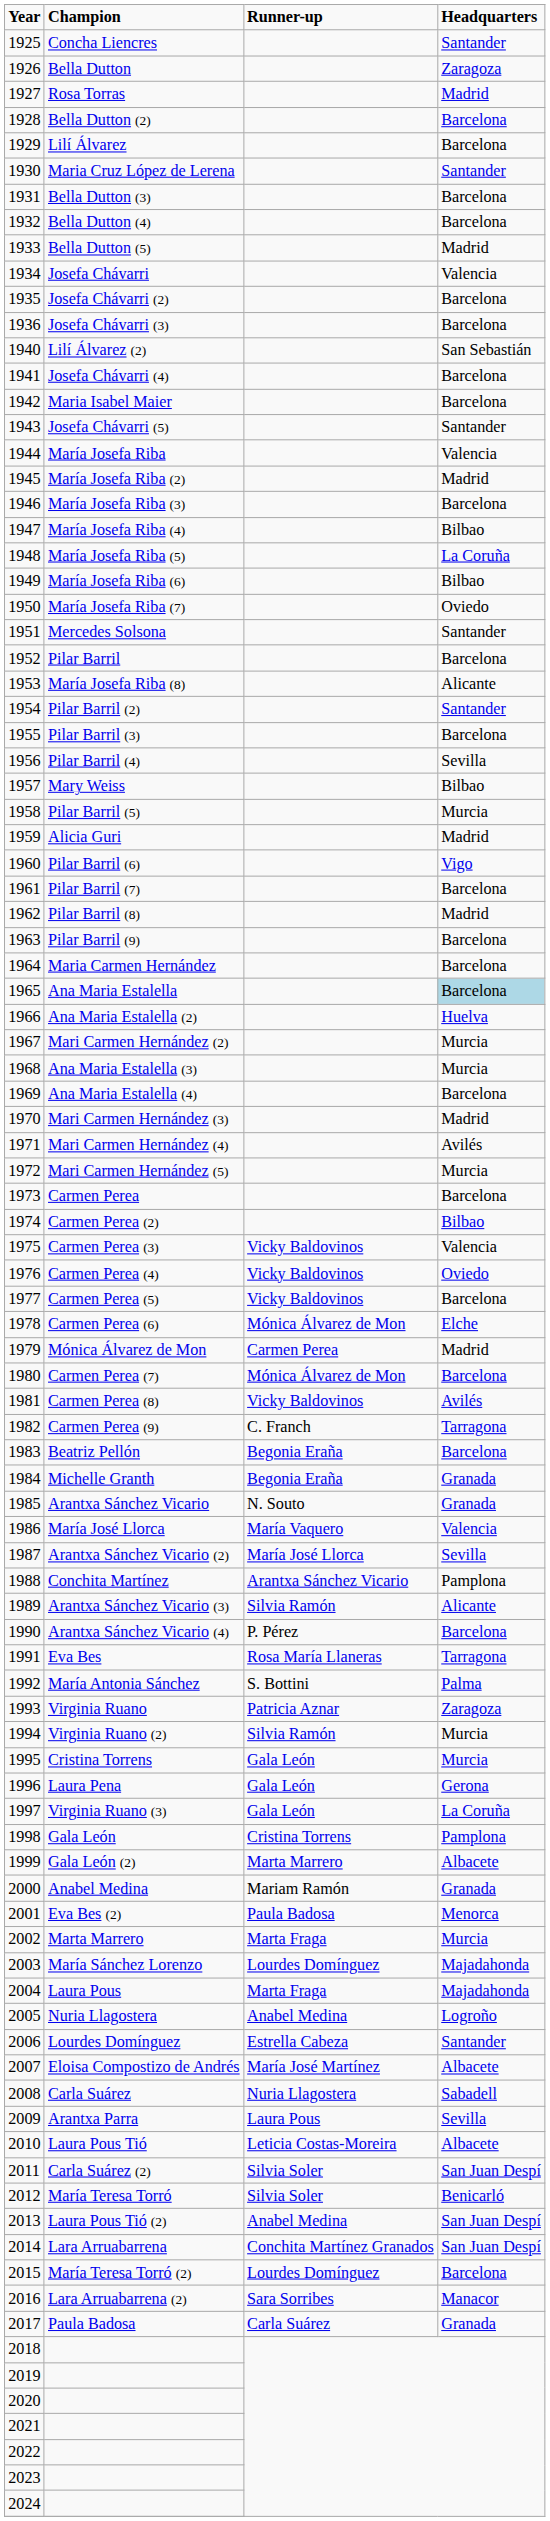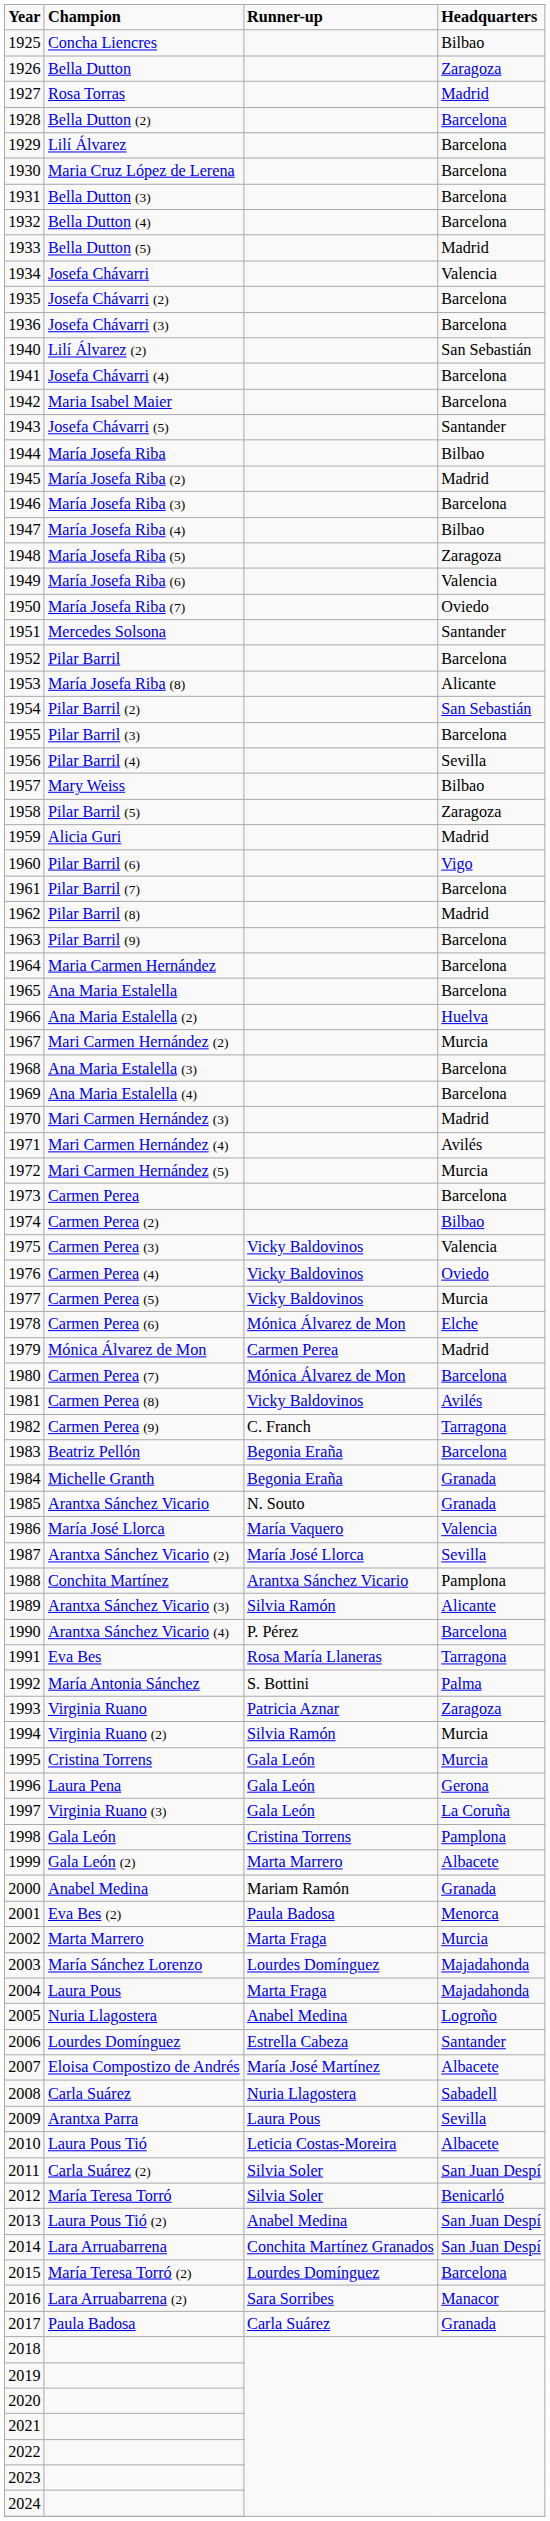(474, 42) Santander -> (463, 42) Bilbao
(474, 171) Santander -> (474, 171) Barcelona
(469, 453) Valencia -> (463, 453) Bilbao
(476, 555) La Coruña -> (471, 555) Zaragoza
(463, 581) Bilbao -> (469, 581) Valencia
(474, 709) Santander -> (486, 709) San Sebastián
(465, 811) Murcia -> (471, 811) Zaragoza
(474, 991) lightblue background -> (474, 991) no background
(465, 1068) Murcia -> (474, 1068) Barcelona
(474, 1298) Barcelona -> (465, 1298) Murcia
